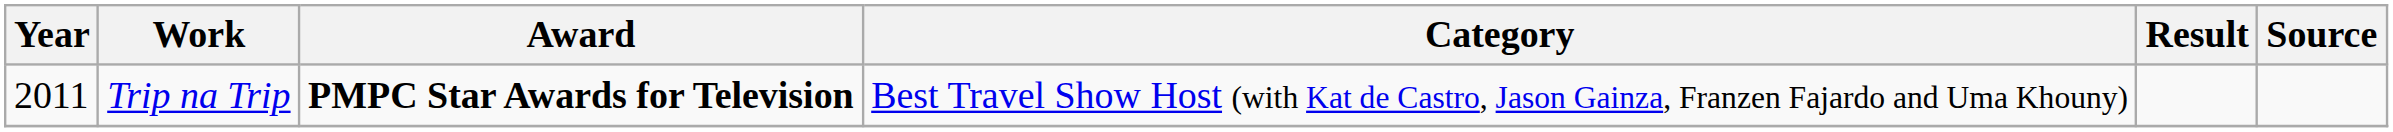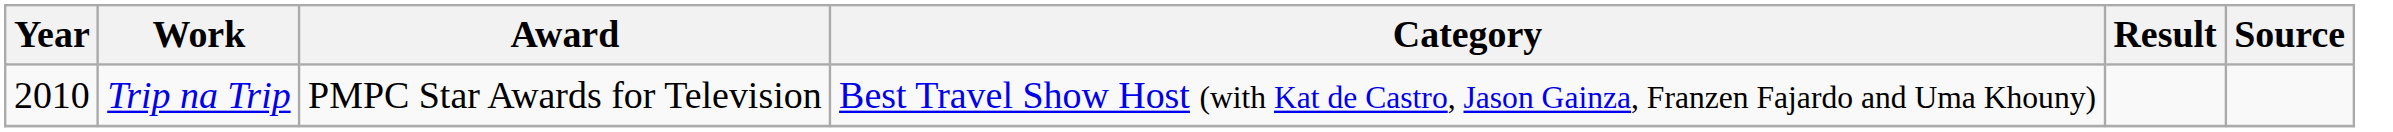(51, 94) 2011 -> (52, 94) 2010
(581, 94) bold -> (565, 94) normal
